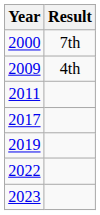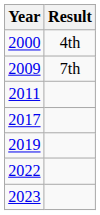(70, 42) 7th -> (70, 42) 4th
(70, 68) 4th -> (70, 68) 7th
